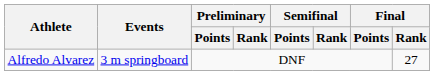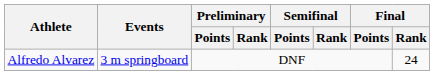(411, 60) 27 -> (411, 60) 24
